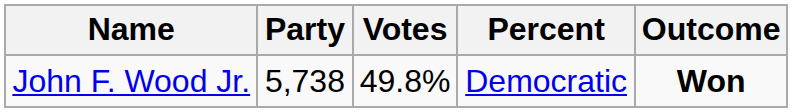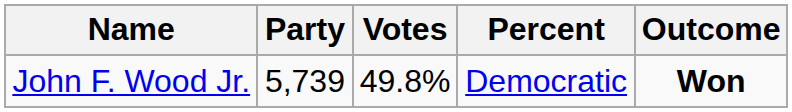(305, 80) 5,738 -> (305, 80) 5,739
